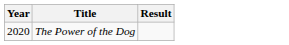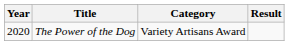+ column: (193, 13)
